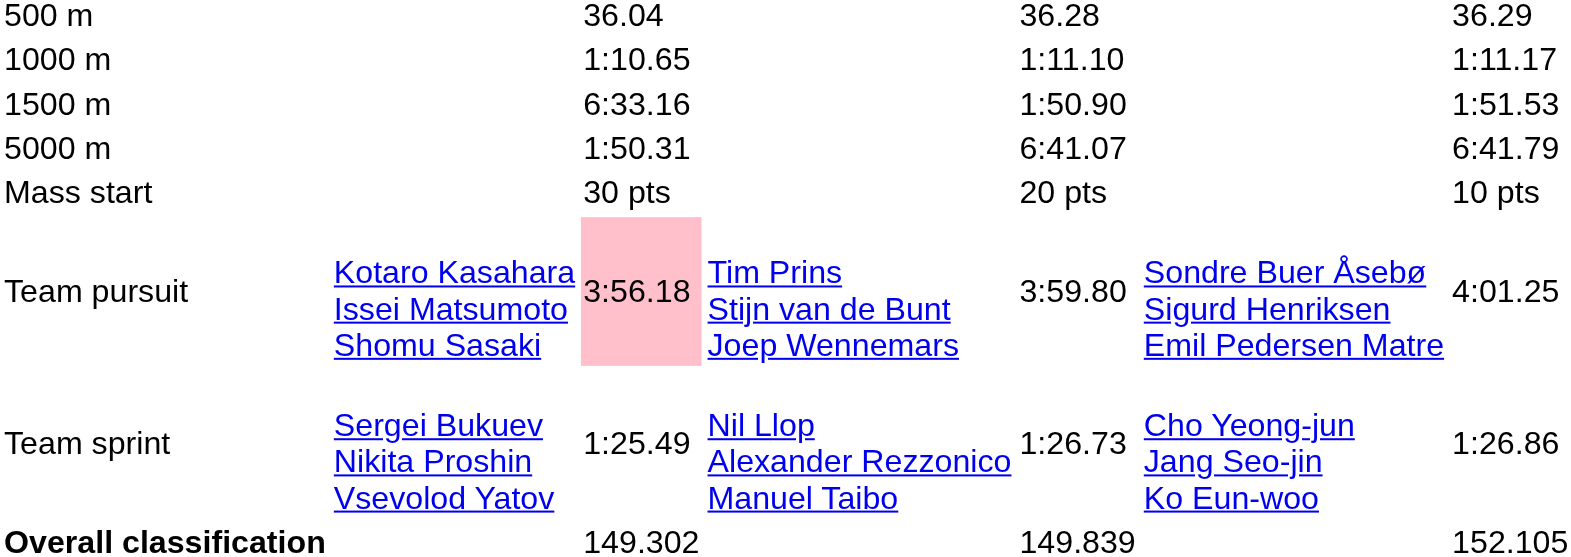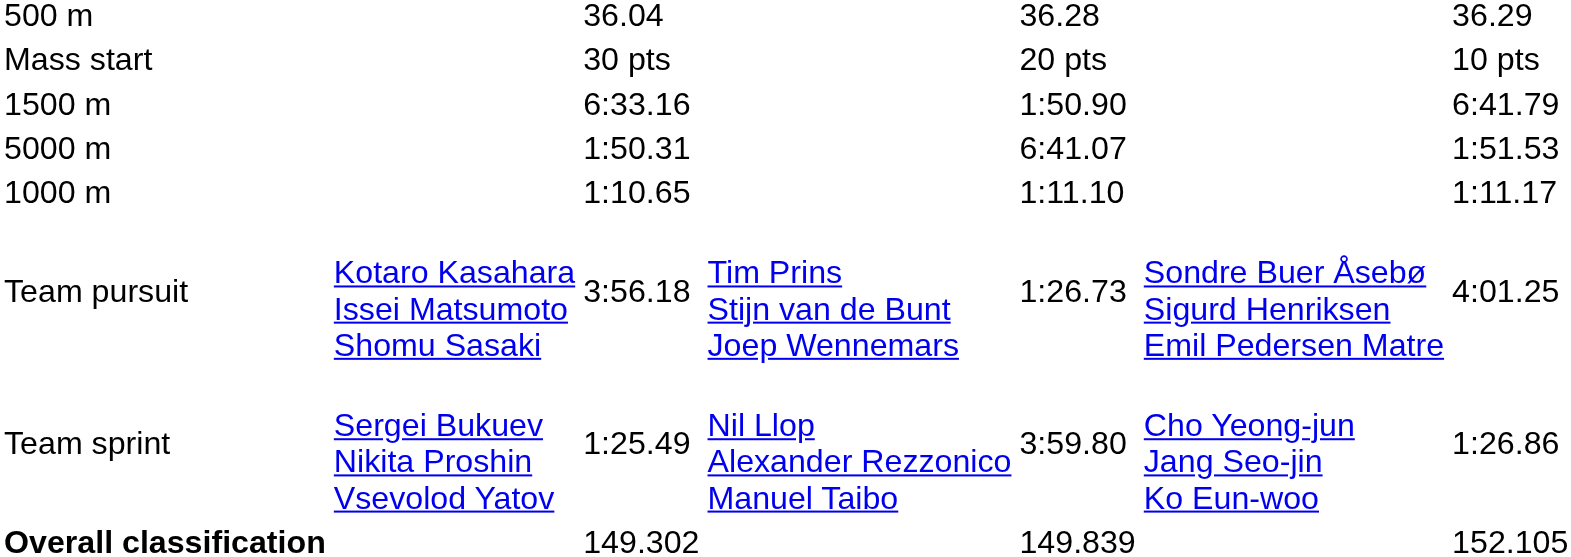rows swapped: (58, 59) <-> (78, 192)
(1506, 104) 1:51.53 -> (1506, 104) 6:41.79
(1506, 148) 6:41.79 -> (1506, 148) 1:51.53
(637, 290) pink background -> (637, 290) no background
(1073, 290) 3:59.80 -> (1073, 290) 1:26.73
(1073, 443) 1:26.73 -> (1073, 443) 3:59.80
